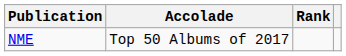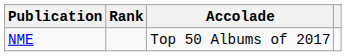columns swapped: (199, 16) <-> (313, 16)
